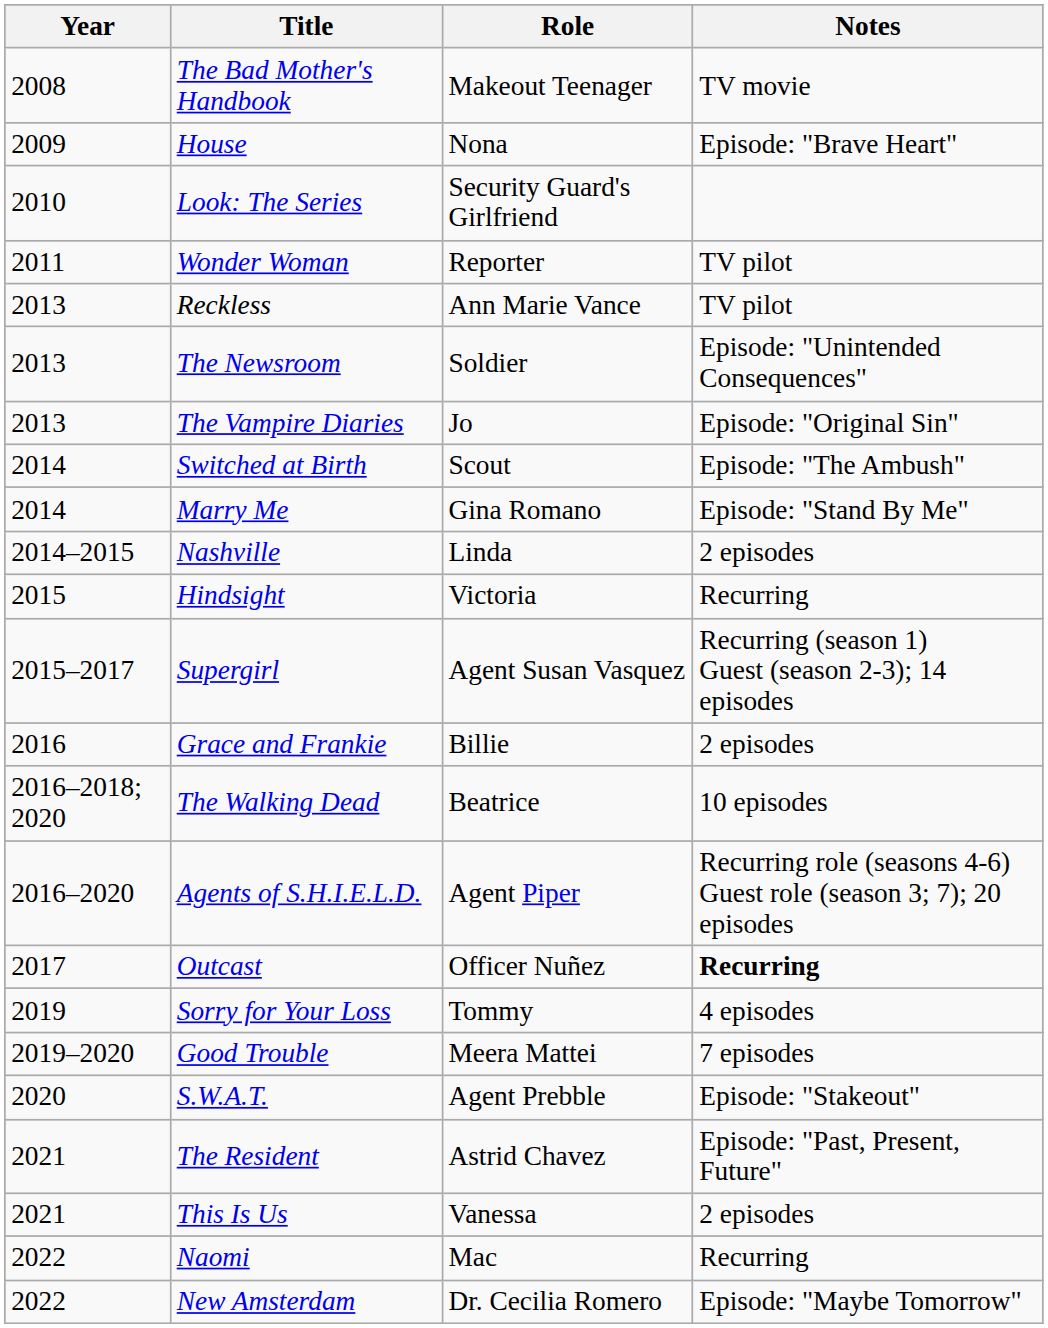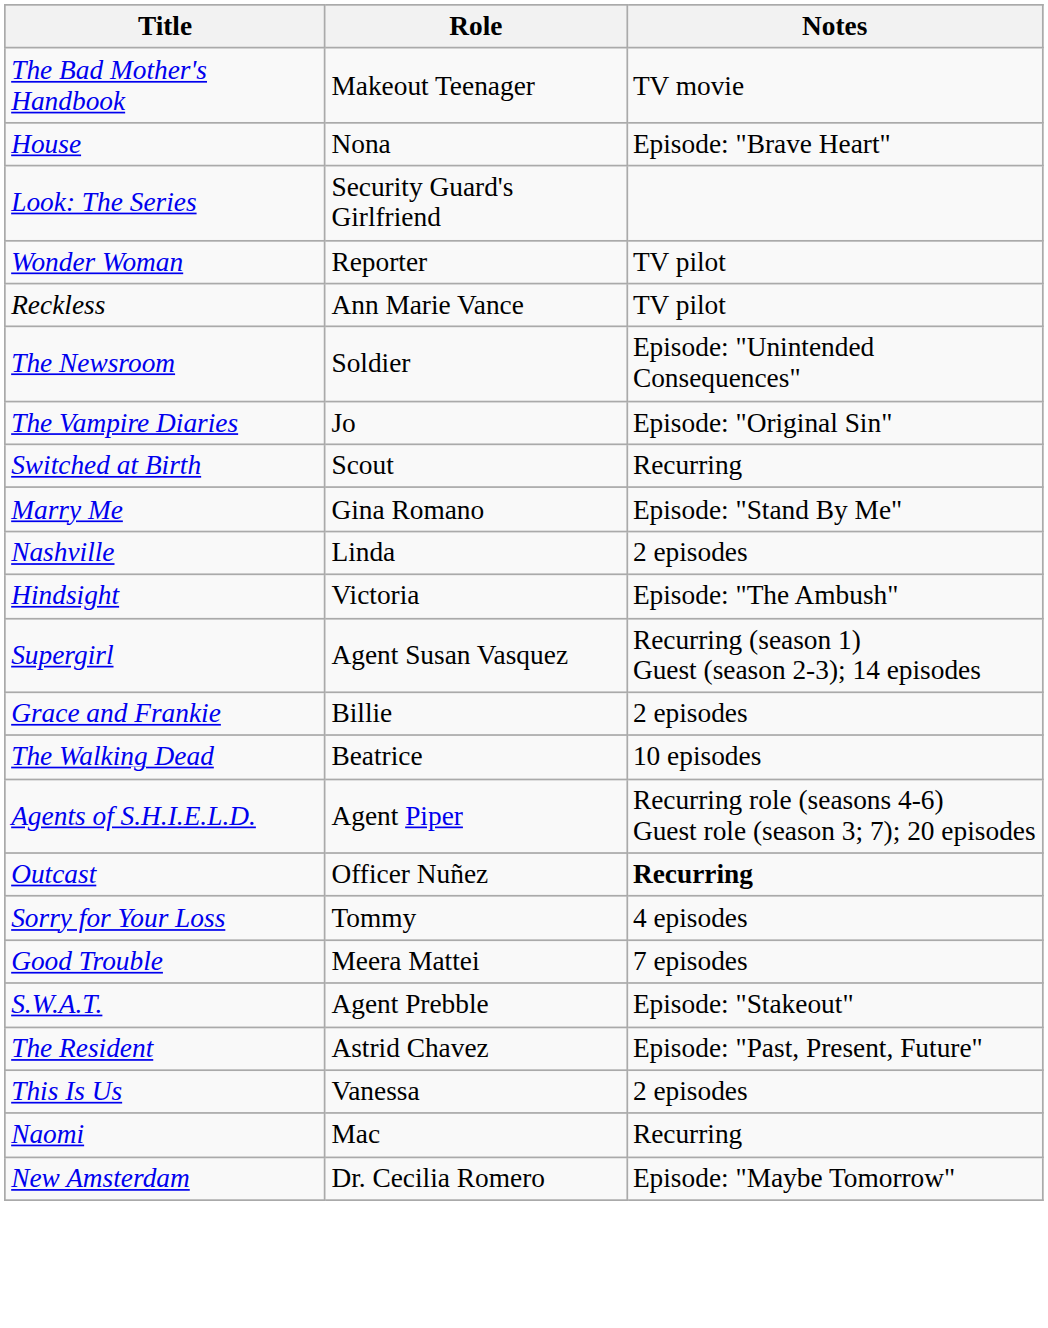- column: (88, 26)
(832, 465) Episode: "The Ambush" -> (688, 465) Recurring
(754, 595) Recurring -> (766, 595) Episode: "The Ambush"
